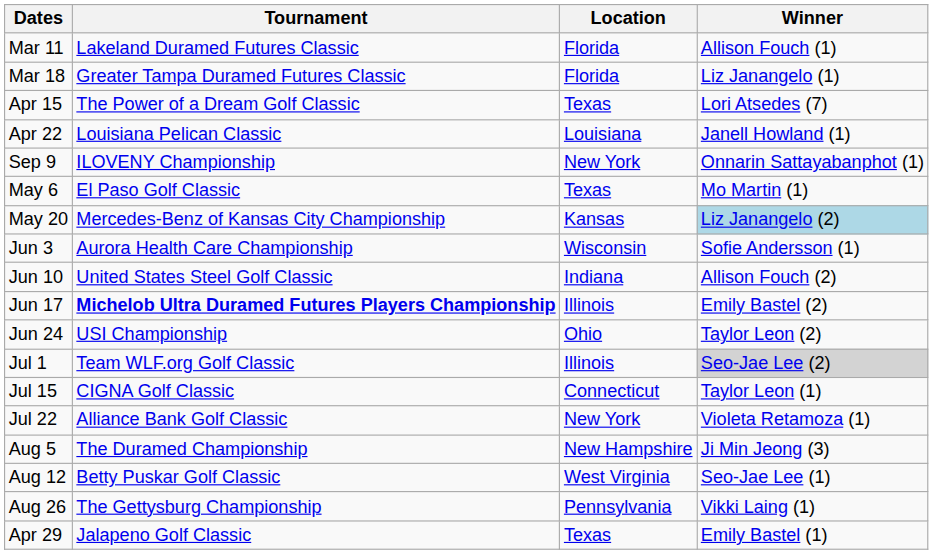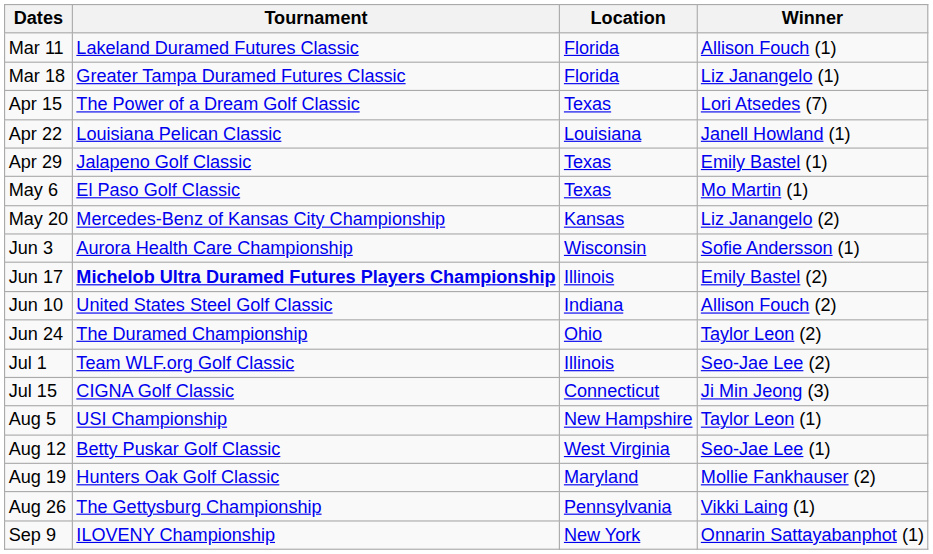rows swapped: (35, 534) <-> (32, 162)
(770, 219) lightblue background -> (770, 219) no background
rows swapped: (36, 276) <-> (36, 305)
(152, 334) USI Championship -> (192, 334) The Duramed Championship
(766, 362) lightgrey background -> (766, 362) no background
(761, 391) Taylor Leon (1) -> (765, 391) Ji Min Jeong (3)
- row: (33, 420)
(192, 448) The Duramed Championship -> (152, 420) USI Championship
(765, 448) Ji Min Jeong (3) -> (761, 420) Taylor Leon (1)
+ row: (37, 477)
